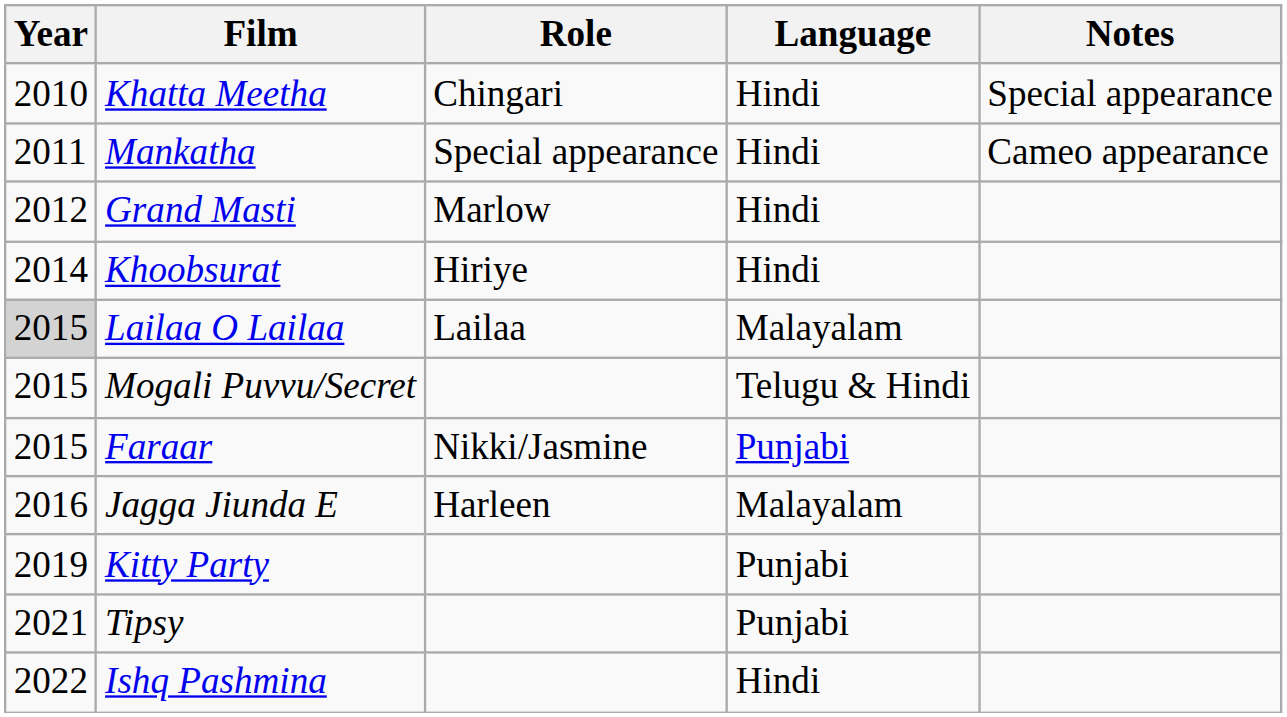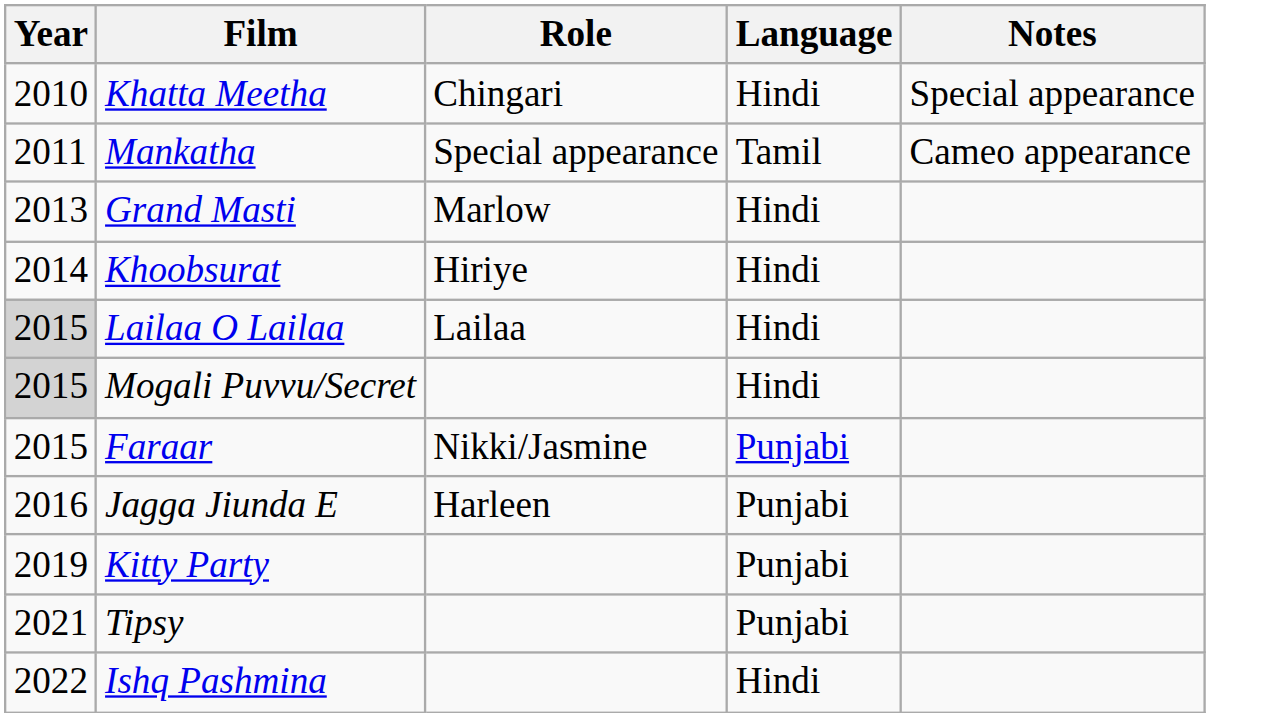(778, 151) Hindi -> (779, 151) Tamil
(51, 210) 2012 -> (51, 210) 2013
(819, 328) Malayalam -> (778, 328) Hindi
(51, 387) no background -> (51, 387) lightgrey background
(853, 387) Telugu & Hindi -> (778, 387) Hindi
(819, 504) Malayalam -> (792, 504) Punjabi
